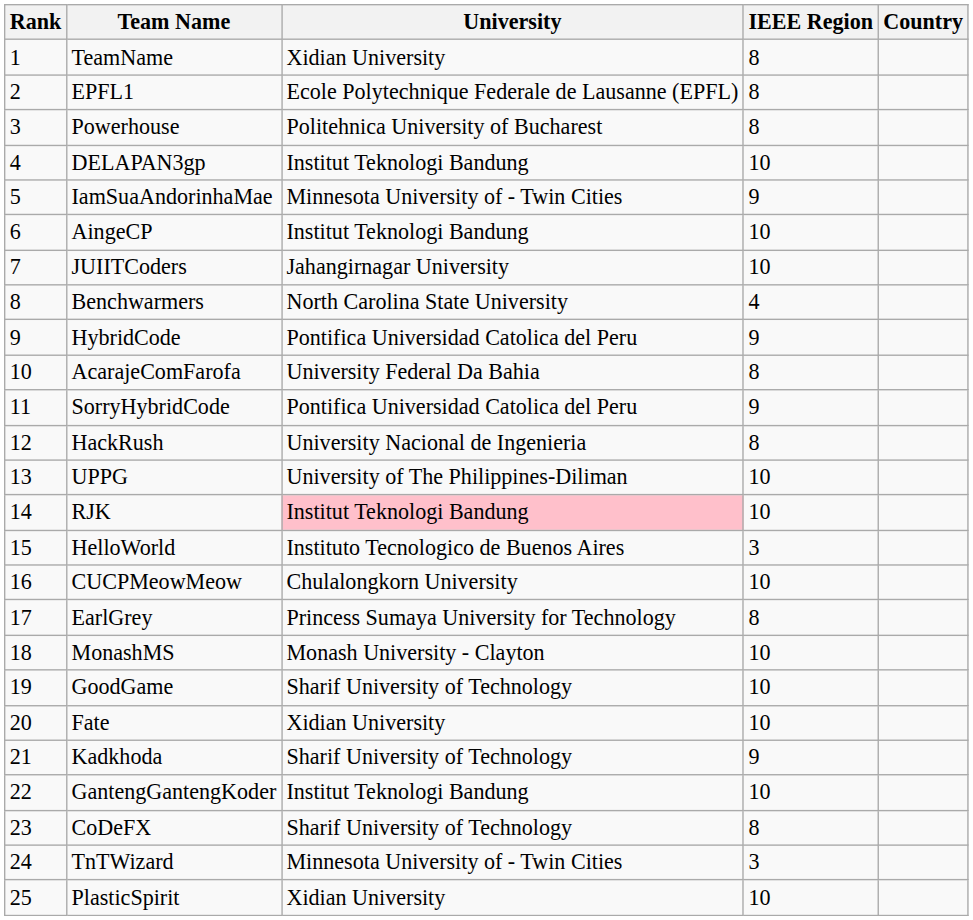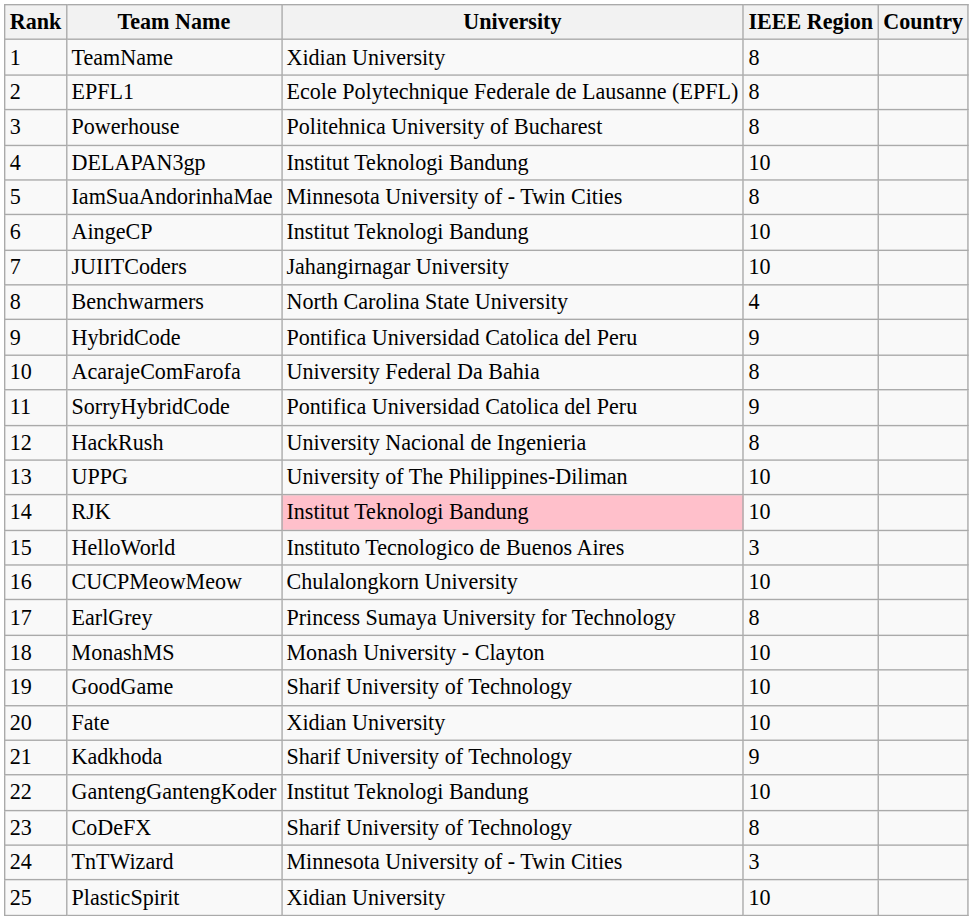(754, 197) 9 -> (754, 197) 8
